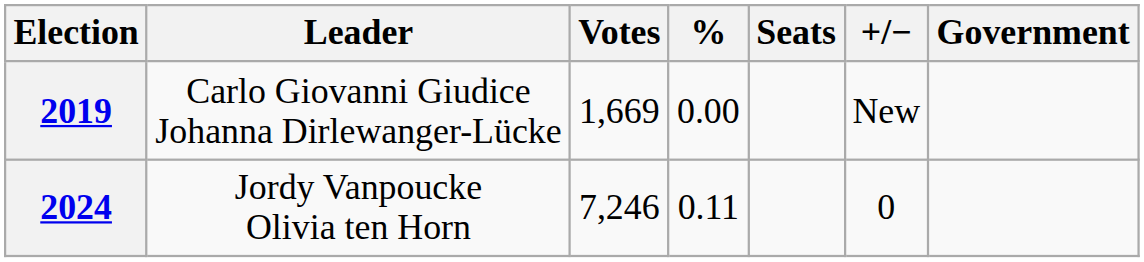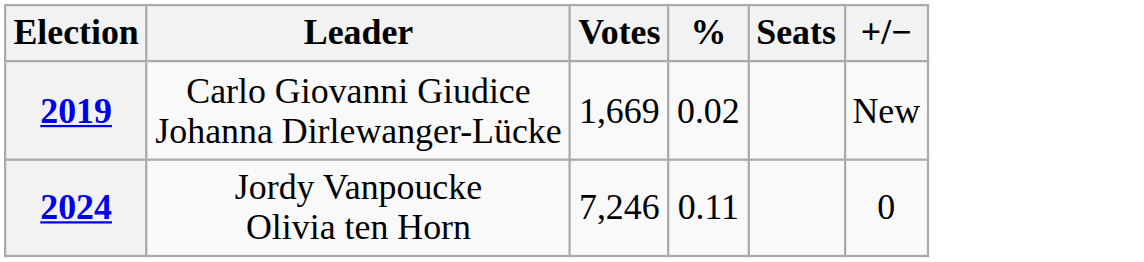- column: (1033, 32)
(708, 109) 0.00 -> (708, 109) 0.02
